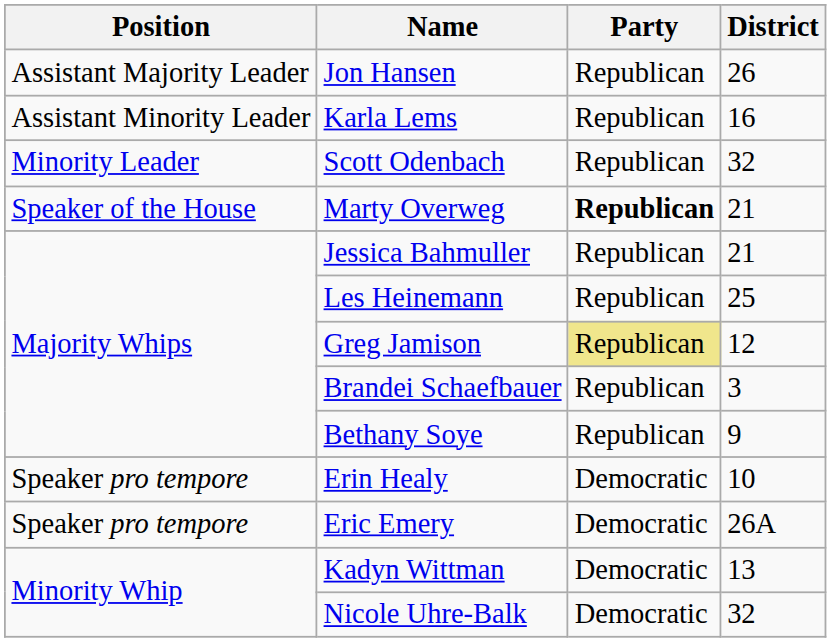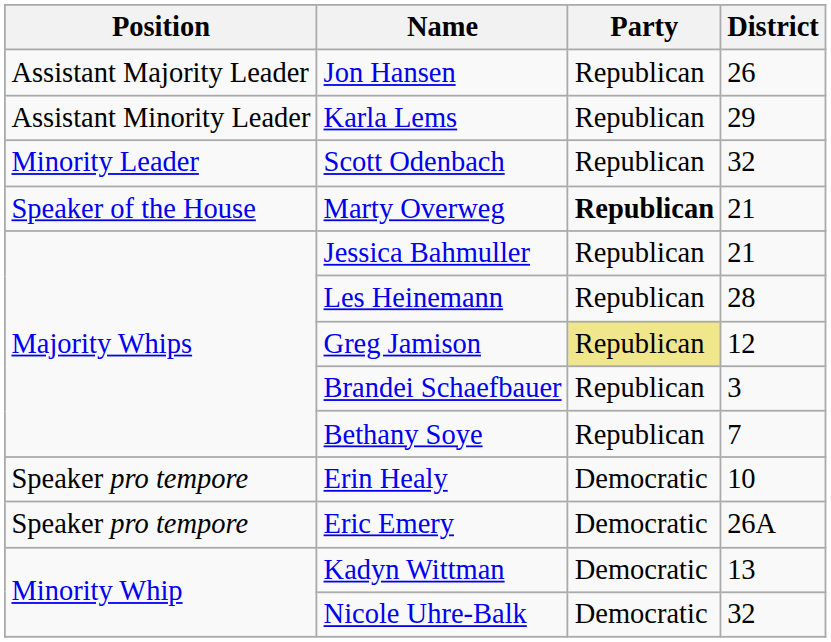(741, 117) 16 -> (741, 117) 29
(741, 298) 25 -> (741, 298) 28
(734, 433) 9 -> (734, 433) 7
